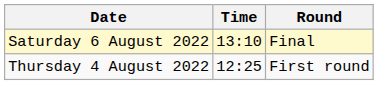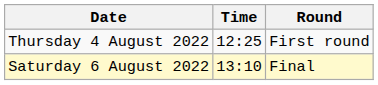rows swapped: (109, 67) <-> (109, 42)
